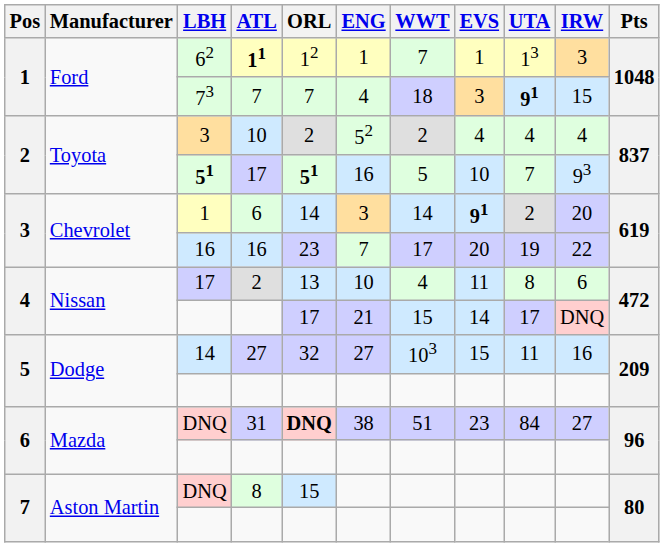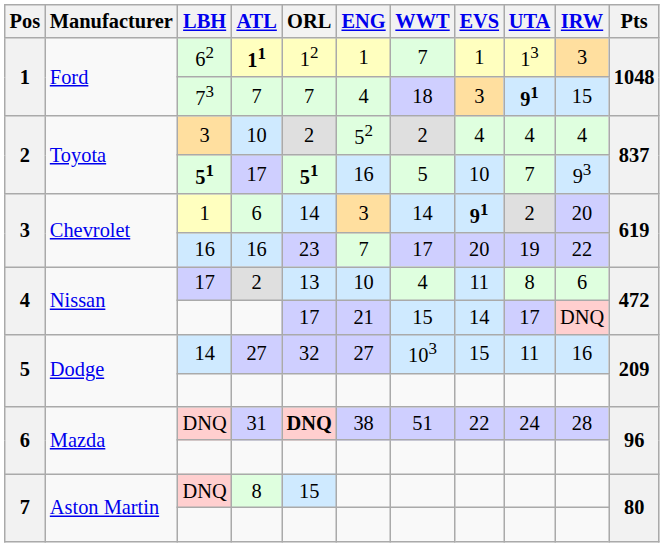(479, 422) 23 -> (479, 422) 22
(529, 422) 84 -> (529, 422) 24
(582, 422) 27 -> (582, 422) 28
